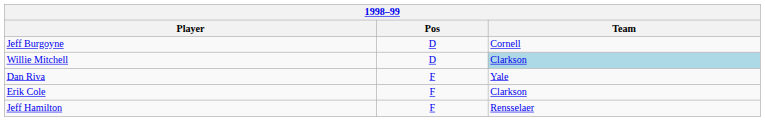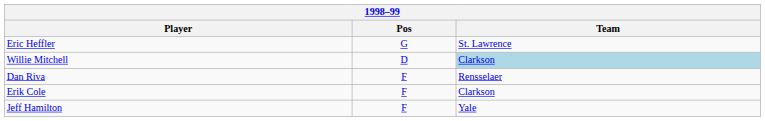+ row: (31, 44)
- row: (35, 44)
(499, 76) Yale -> (480, 76) Rensselaer
(512, 108) Rensselaer -> (467, 108) Yale
